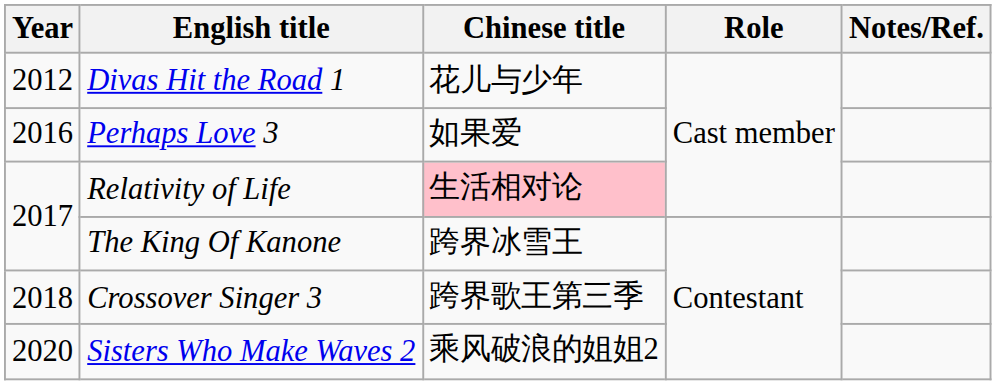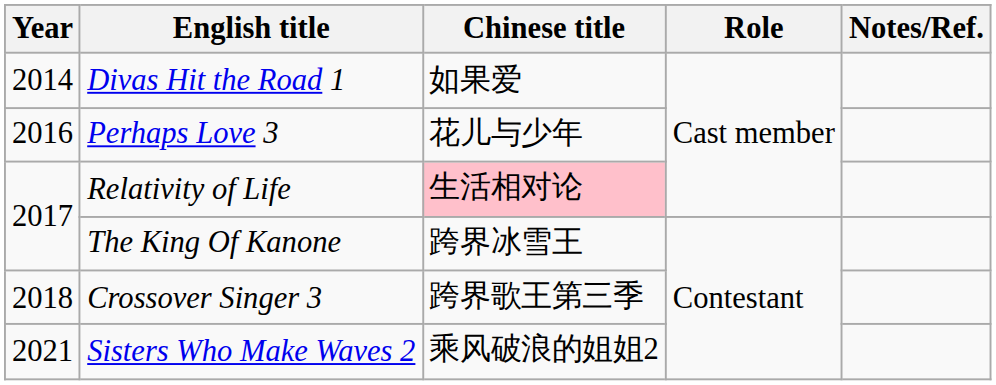(43, 80) 2012 -> (43, 80) 2014
(506, 79) 花儿与少年 -> (475, 79) 如果爱
(475, 133) 如果爱 -> (506, 133) 花儿与少年
(43, 351) 2020 -> (43, 351) 2021
